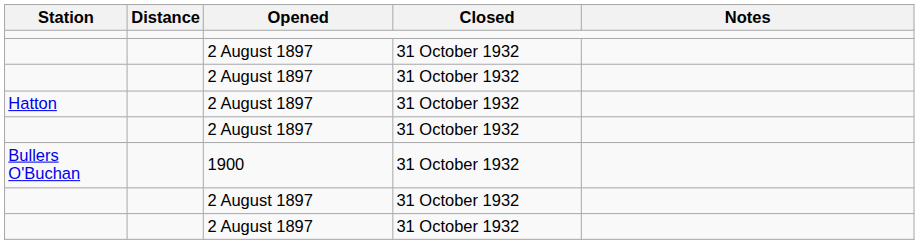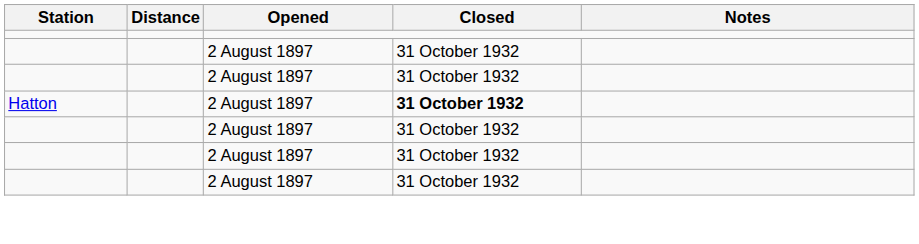(458, 103) normal -> (460, 103) bold
- row: (44, 165)
